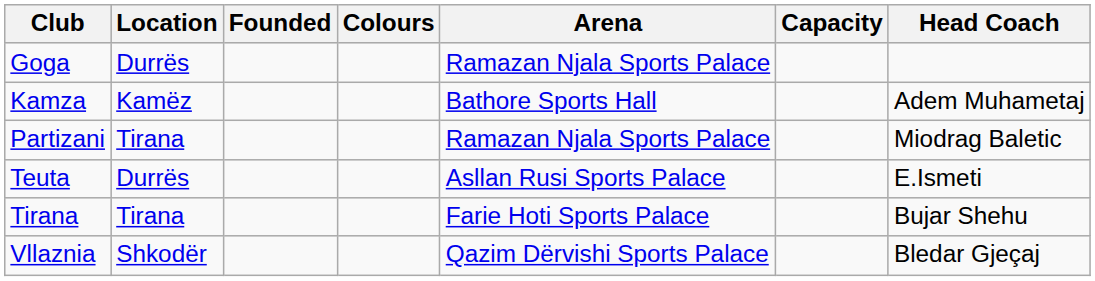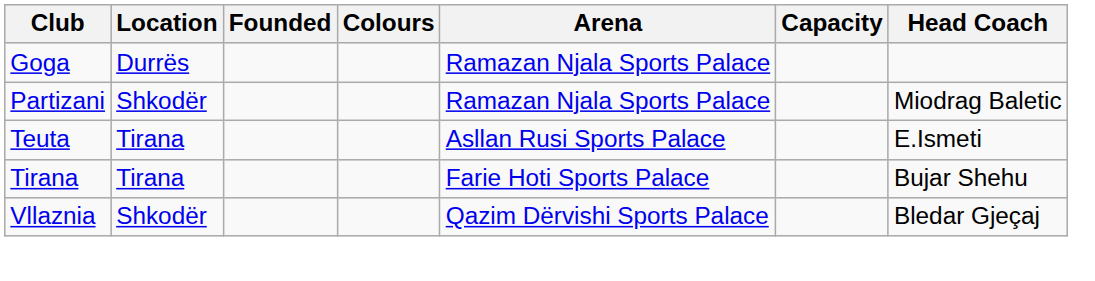- row: (48, 100)
(150, 139) Tirana -> (161, 100) Shkodër
(153, 178) Durrës -> (150, 139) Tirana
